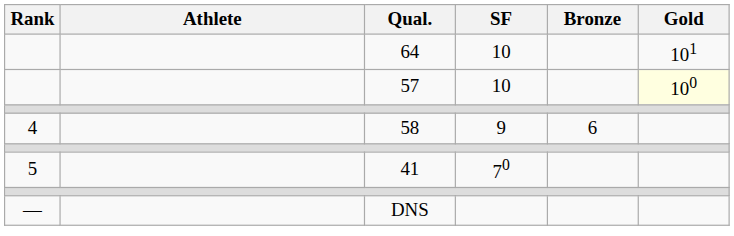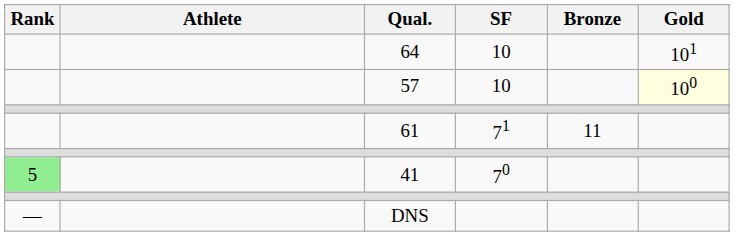+ row: (410, 130)
- row: (410, 128)
(33, 169) no background -> (33, 174) lightgreen background
